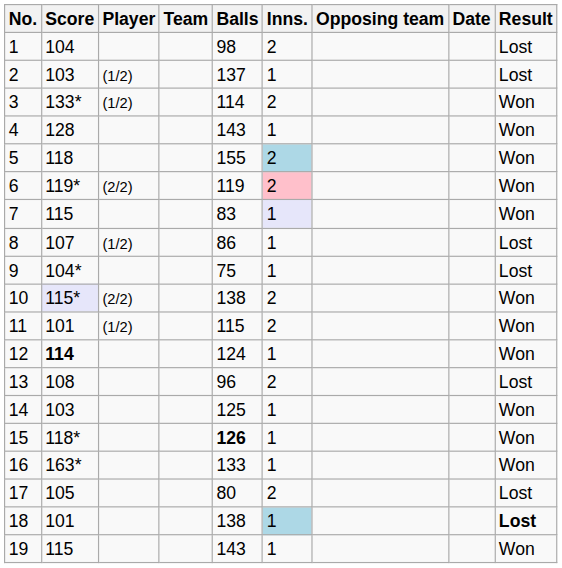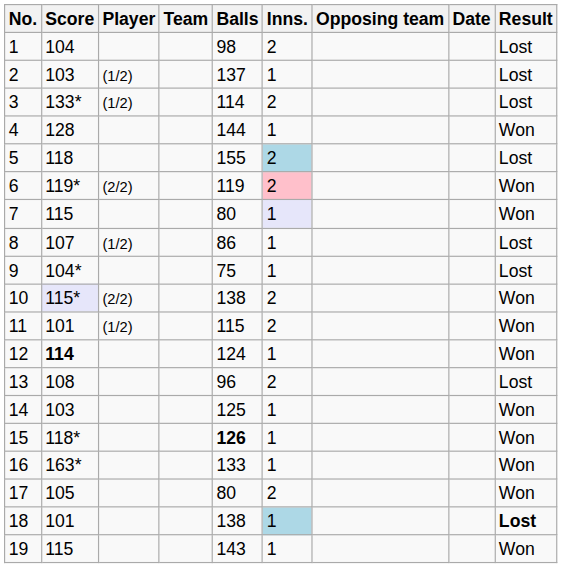(517, 102) Won -> (516, 102) Lost
(231, 130) 143 -> (231, 130) 144
(517, 158) Won -> (516, 158) Lost
(226, 214) 83 -> (226, 214) 80
(516, 493) Lost -> (517, 493) Won
